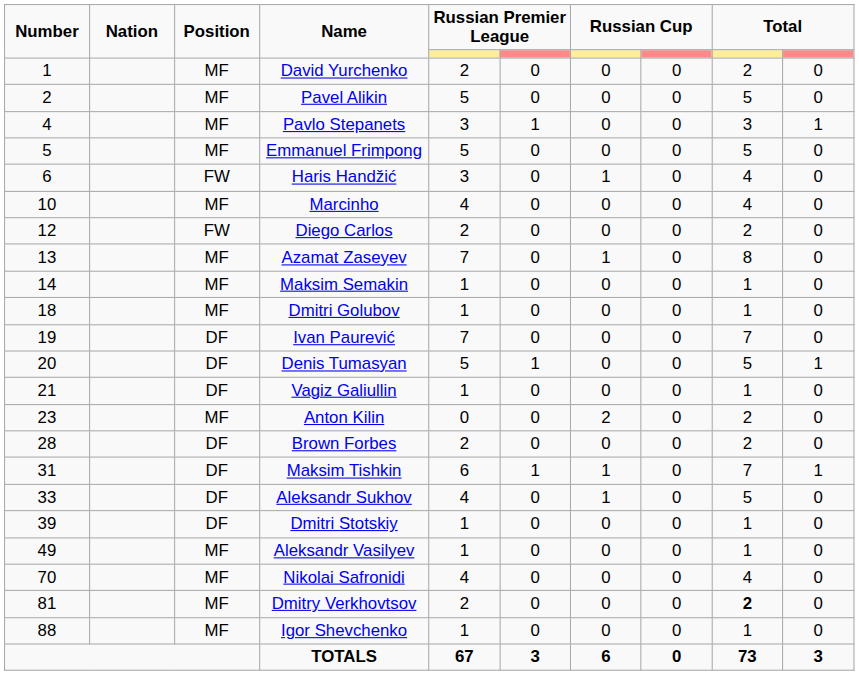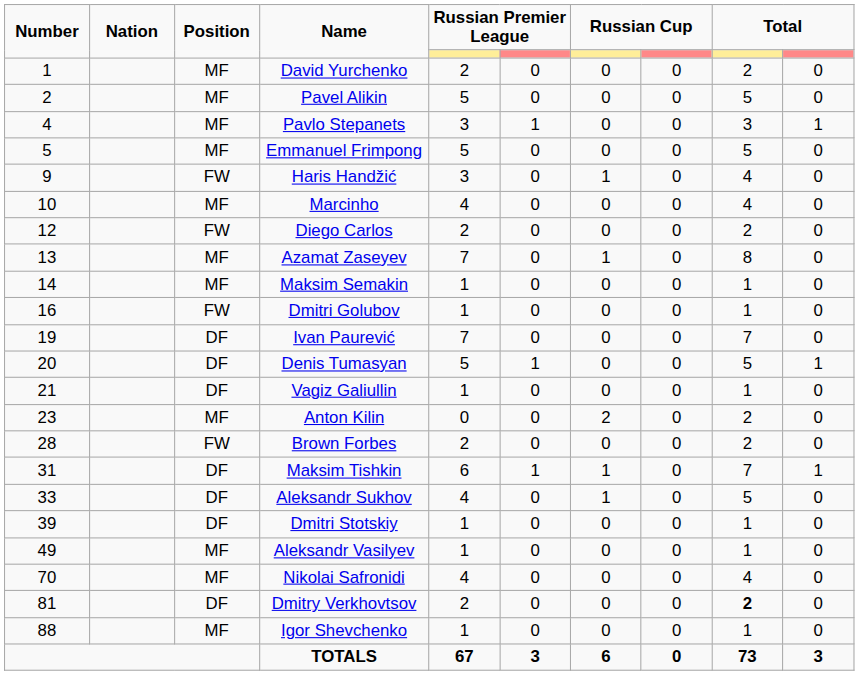(47, 177) 6 -> (47, 177) 9
(47, 310) 18 -> (47, 310) 16
(217, 310) MF -> (217, 310) FW
(217, 444) DF -> (217, 444) FW
(217, 603) MF -> (217, 603) DF
